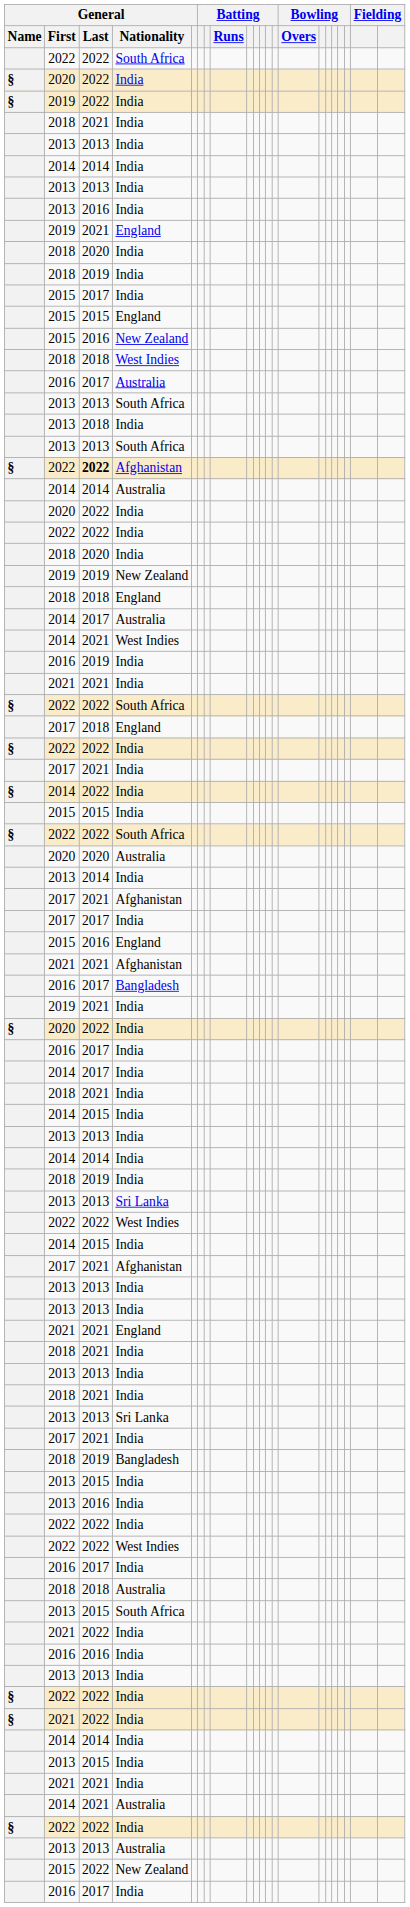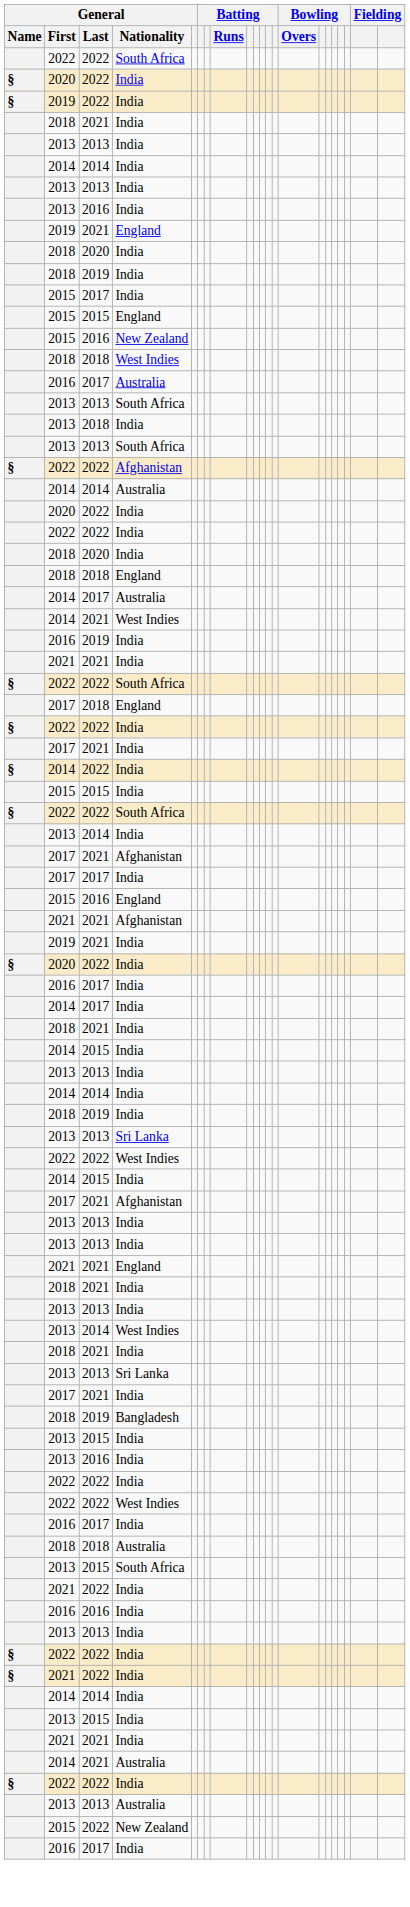(96, 468) bold -> (96, 468) normal
- row: (62, 576)
- row: (62, 856)
- row: (62, 985)
+ row: (62, 1330)
